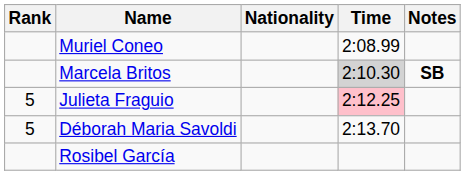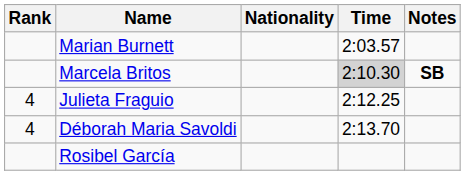+ row: (116, 45)
- row: (111, 45)
(30, 101) 5 -> (30, 101) 4
(371, 101) pink background -> (371, 101) no background
(30, 128) 5 -> (30, 128) 4
